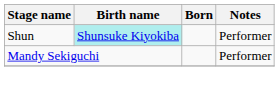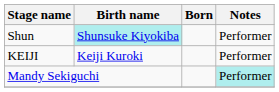+ row: (23, 55)
(245, 55) no background -> (245, 76) paleturquoise background
